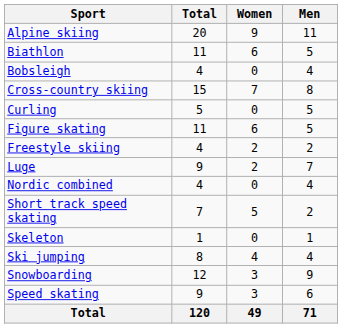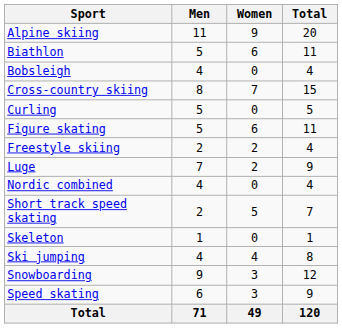columns swapped: (310, 14) <-> (200, 14)
